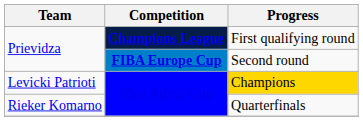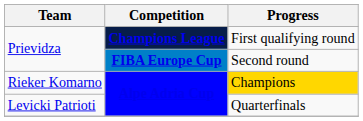(52, 82) Levicki Patrioti -> (55, 82) Rieker Komarno
(55, 104) Rieker Komarno -> (52, 104) Levicki Patrioti
